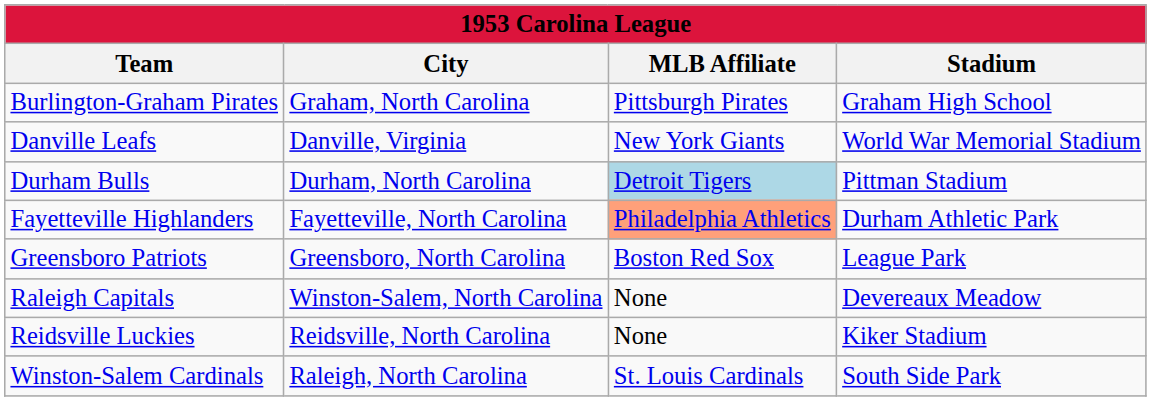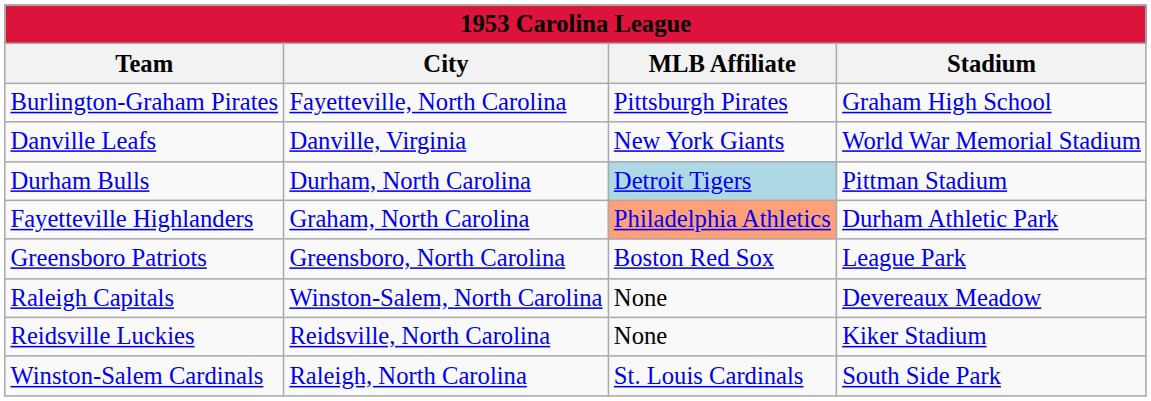(409, 102) Graham, North Carolina -> (428, 102) Fayetteville, North Carolina
(428, 219) Fayetteville, North Carolina -> (409, 219) Graham, North Carolina
